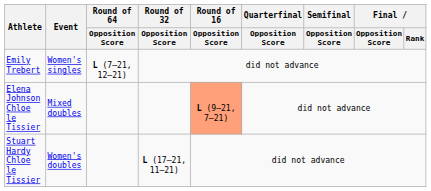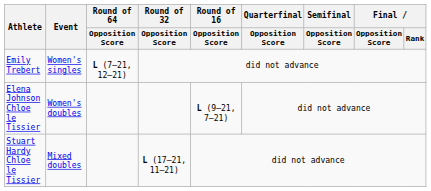(64, 108) Mixed doubles -> (64, 108) Women's doubles
(216, 113) lightsalmon background -> (216, 113) no background
(64, 160) Women's doubles -> (64, 160) Mixed doubles
